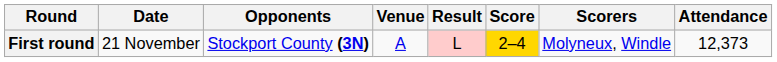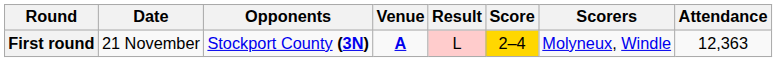(400, 43) normal -> (400, 43) bold
(723, 43) 12,373 -> (723, 43) 12,363
